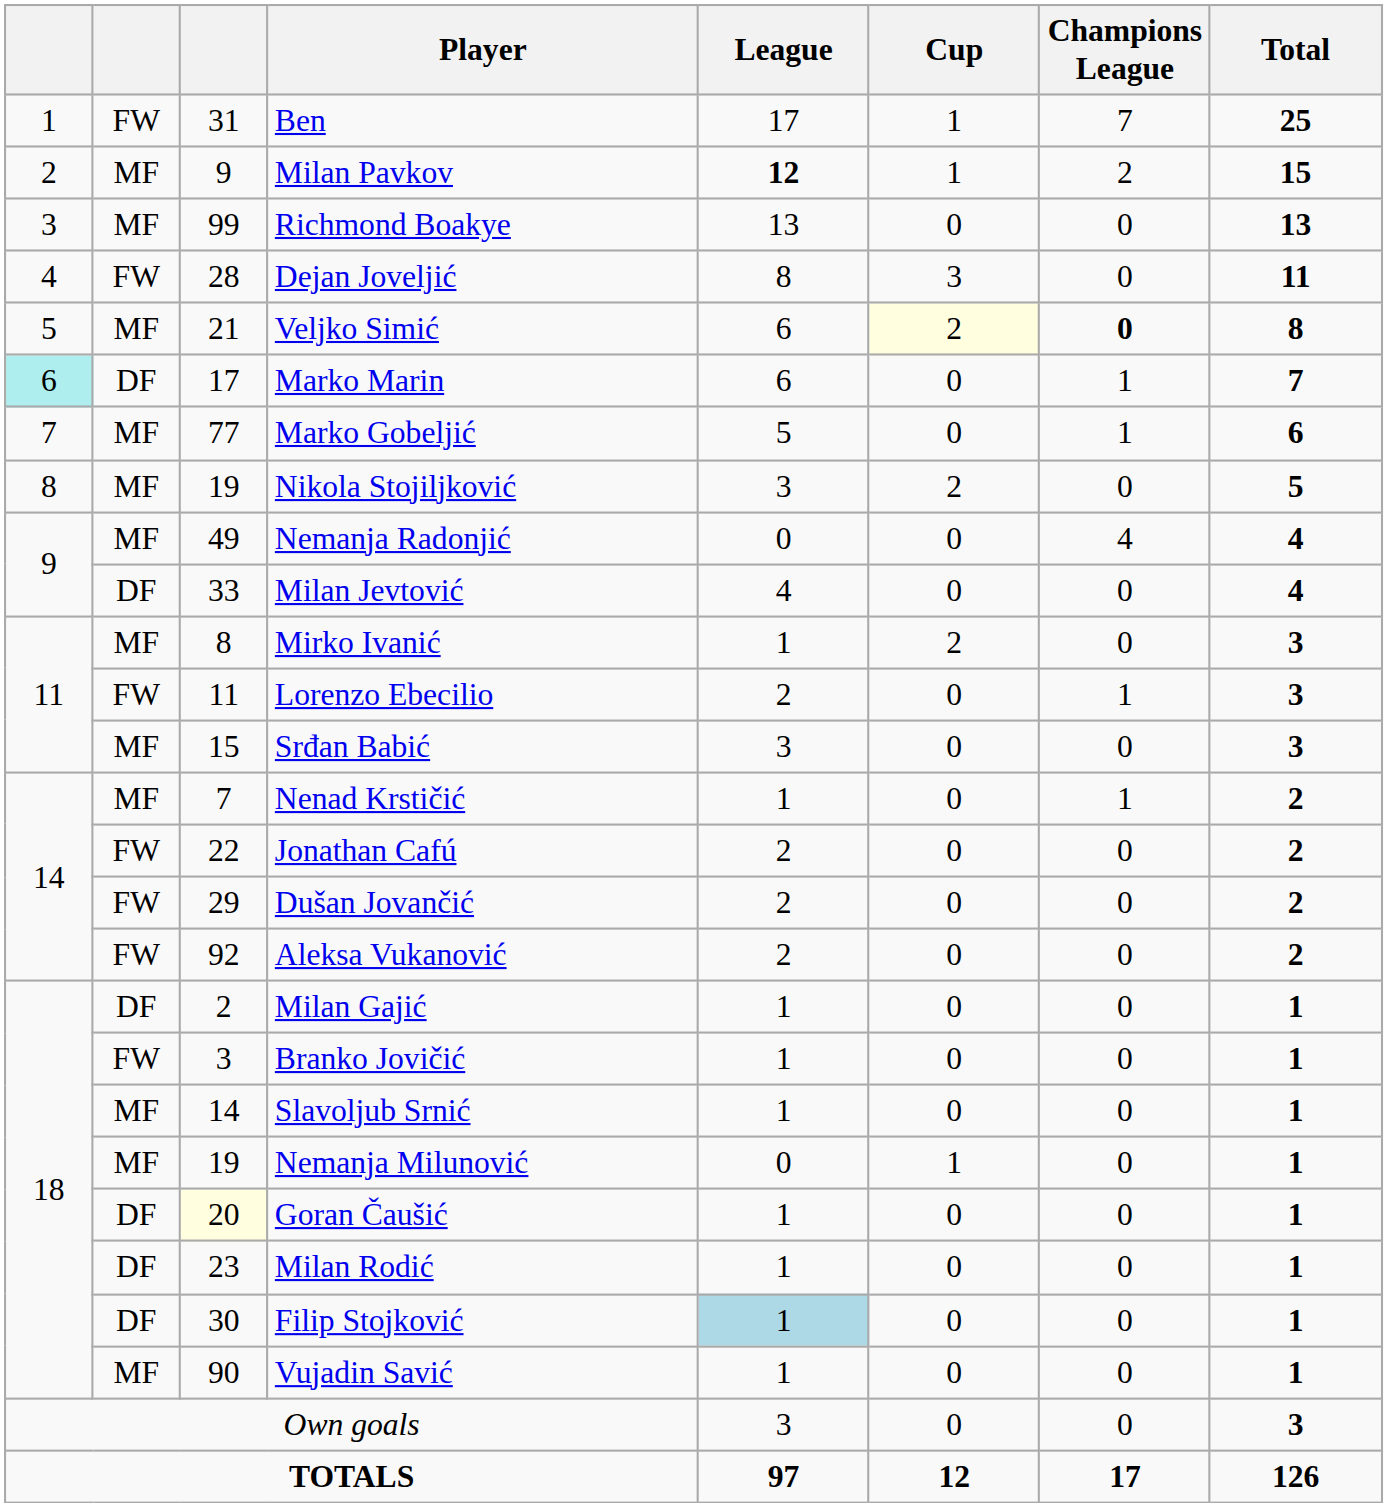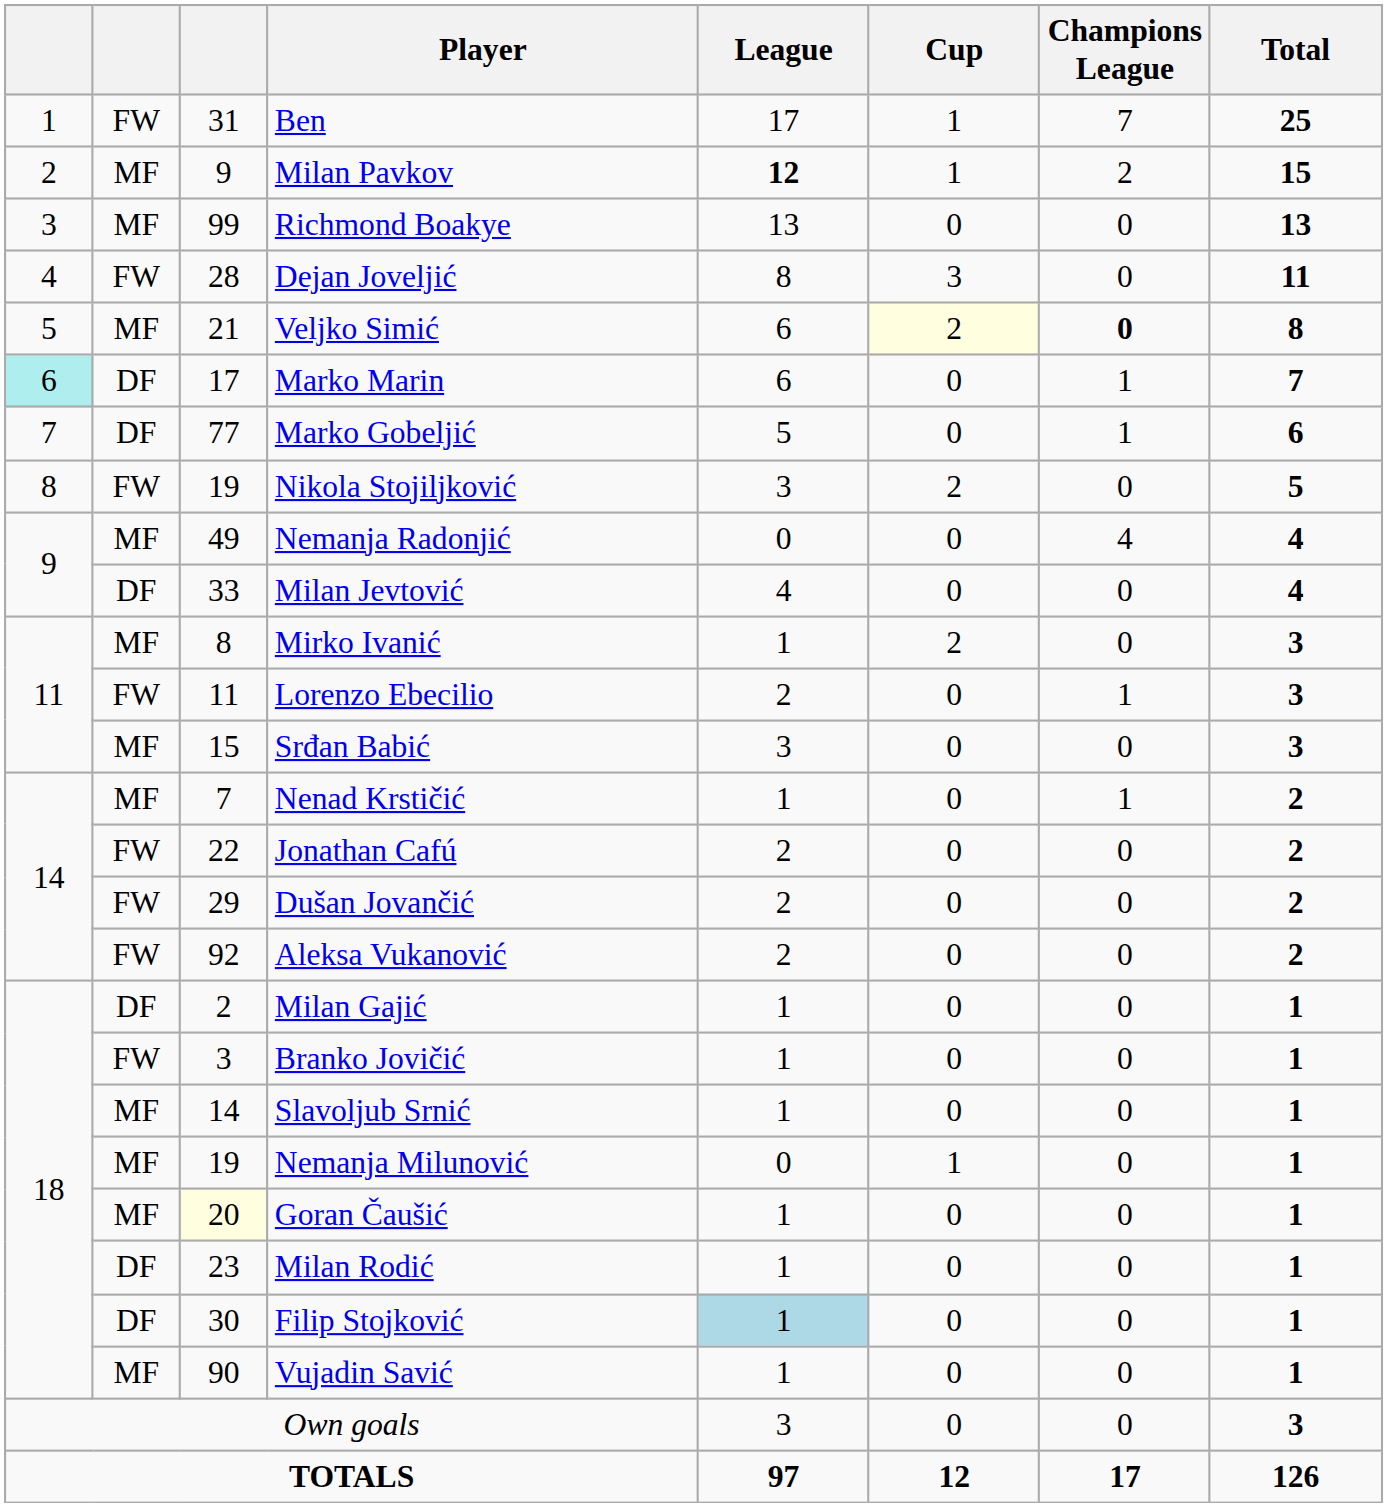(136, 433) MF -> (136, 433) DF
(136, 485) MF -> (136, 485) FW
(136, 1215) DF -> (136, 1215) MF
